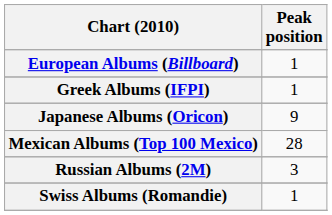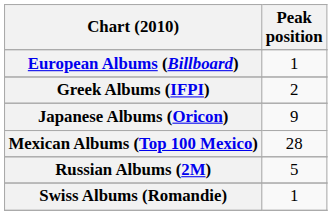(294, 90) 1 -> (294, 90) 2
(294, 169) 3 -> (294, 169) 5
